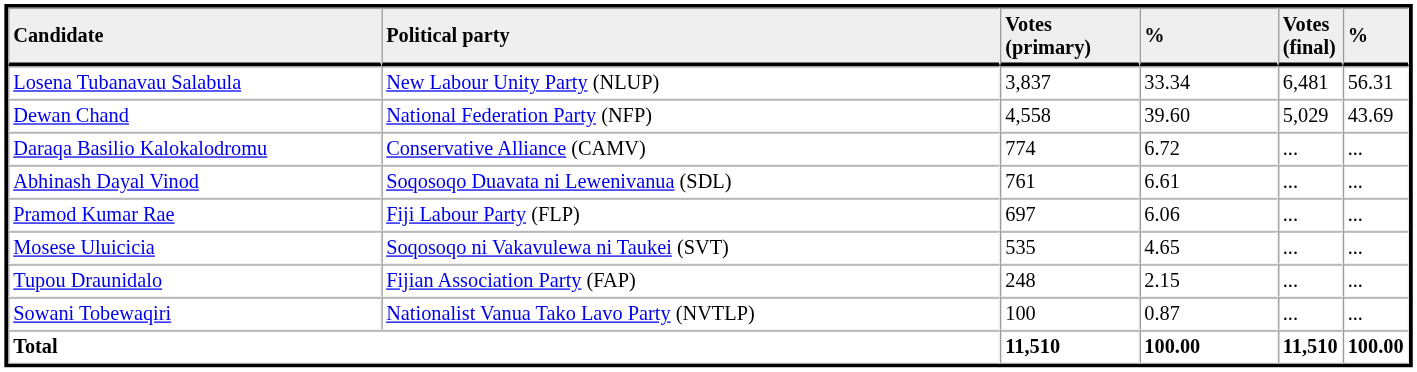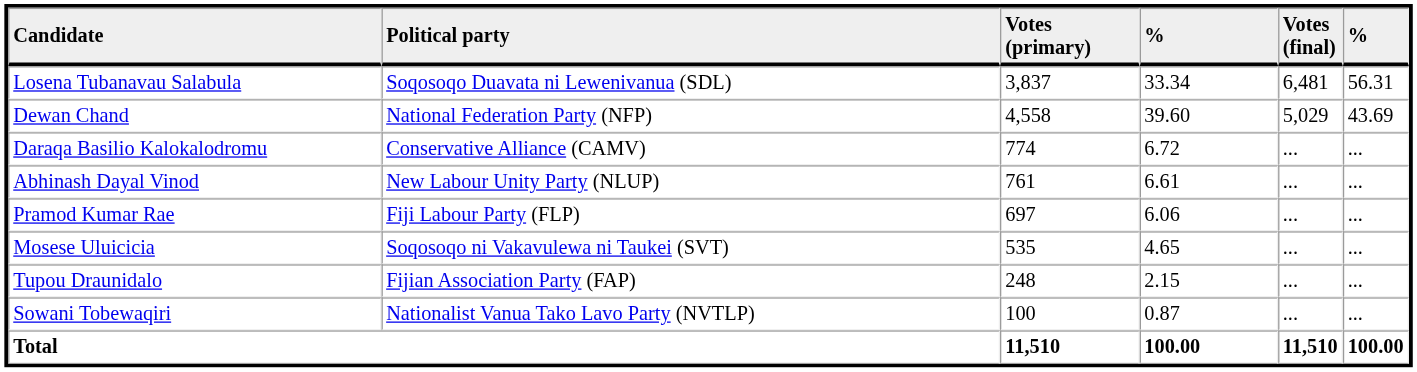(523, 82) New Labour Unity Party (NLUP) -> (559, 82) Soqosoqo Duavata ni Lewenivanua (SDL)
(559, 181) Soqosoqo Duavata ni Lewenivanua (SDL) -> (523, 181) New Labour Unity Party (NLUP)
